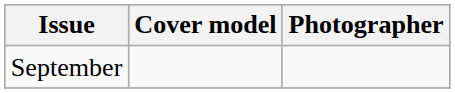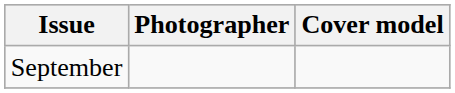columns swapped: (205, 25) <-> (366, 25)
